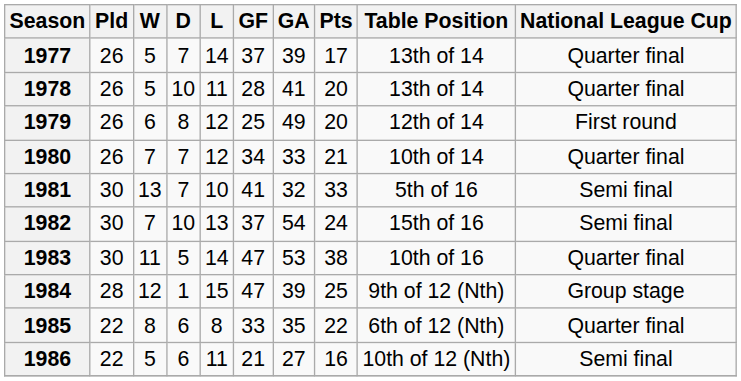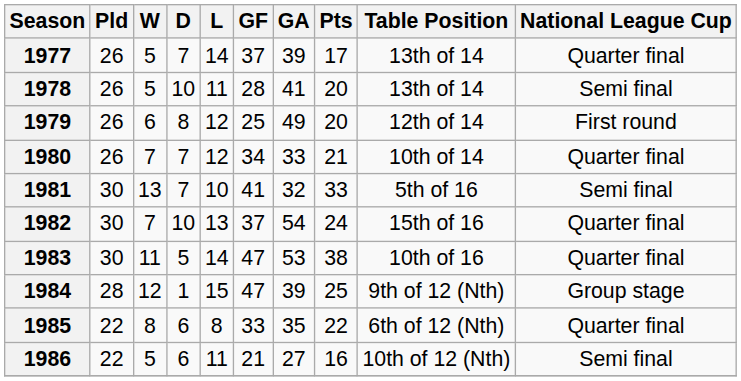(626, 88) Quarter final -> (626, 88) Semi final
(626, 223) Semi final -> (626, 223) Quarter final
